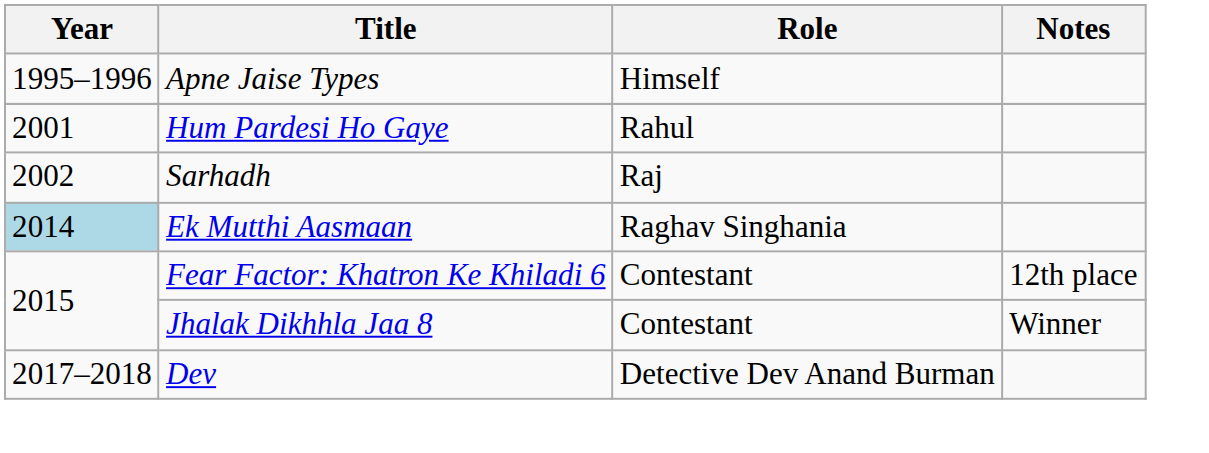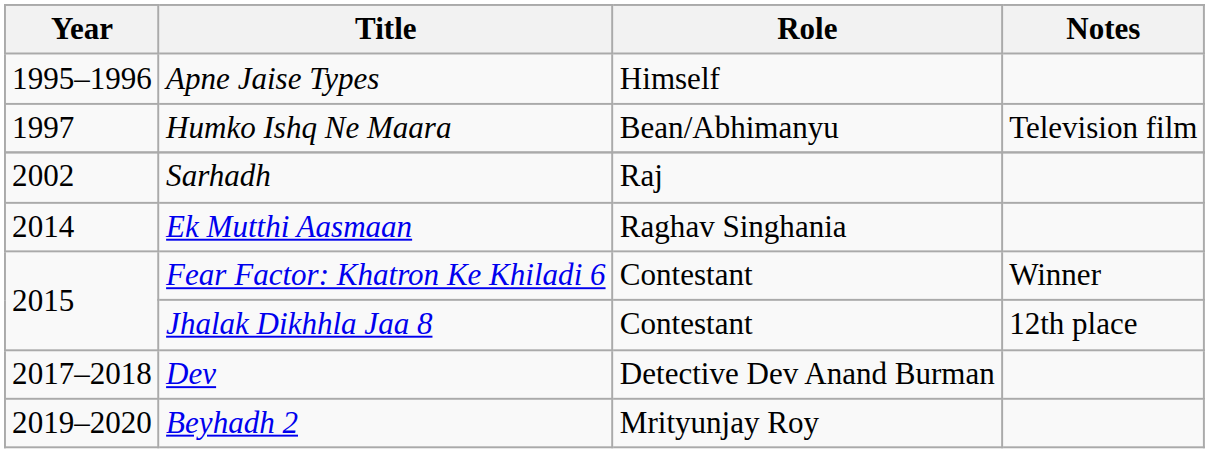+ row: (309, 127)
- row: (307, 127)
(43, 226) lightblue background -> (43, 226) no background
(1073, 275) 12th place -> (1055, 275) Winner
(1055, 324) Winner -> (1073, 324) 12th place
+ row: (232, 422)
